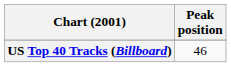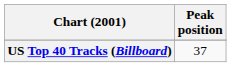(200, 51) 46 -> (200, 51) 37
